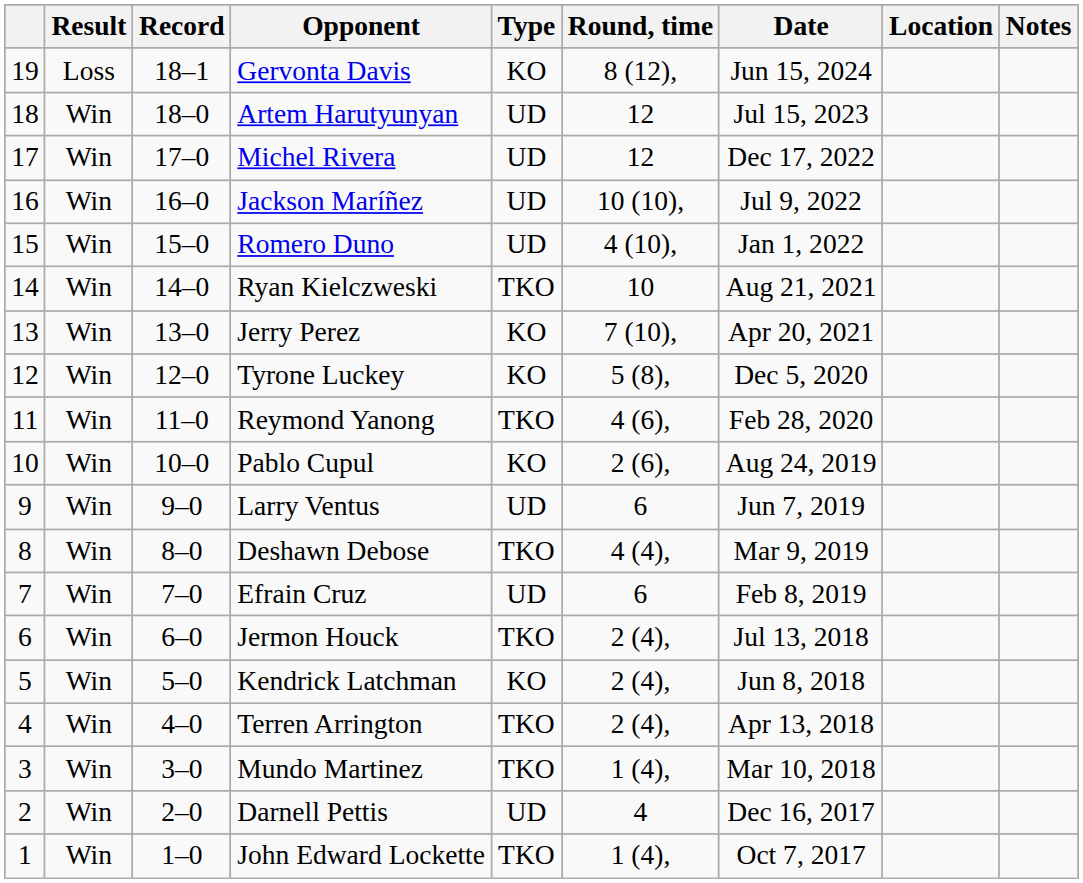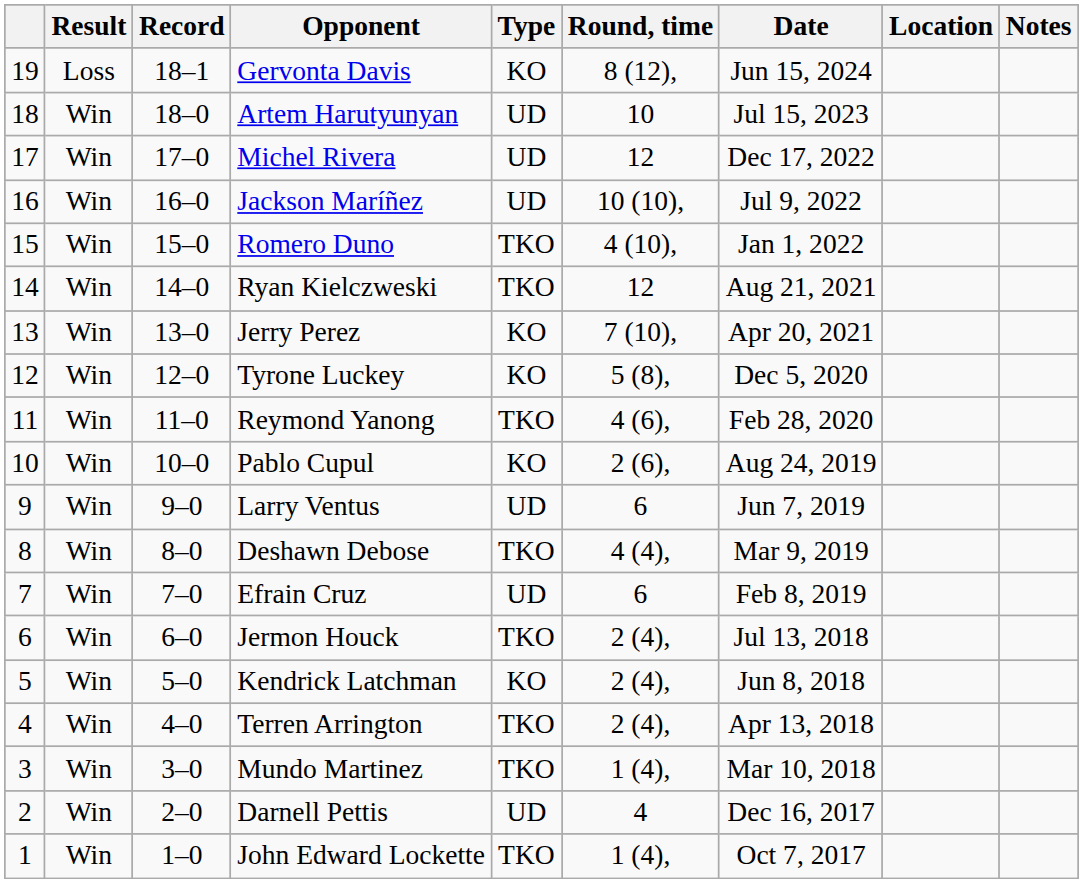(640, 113) 12 -> (640, 113) 10
(526, 244) UD -> (526, 244) TKO
(640, 288) 10 -> (640, 288) 12
